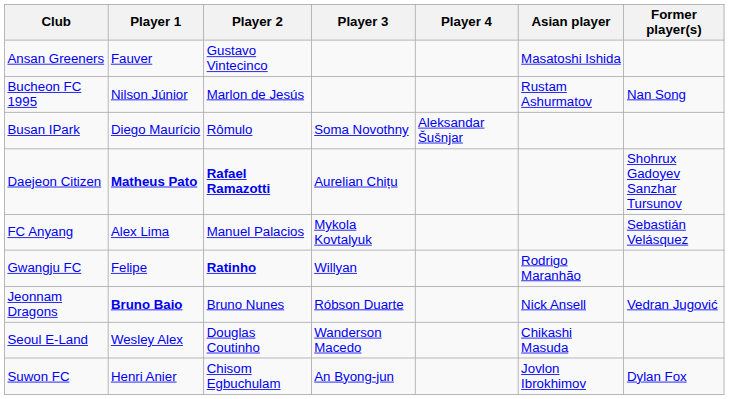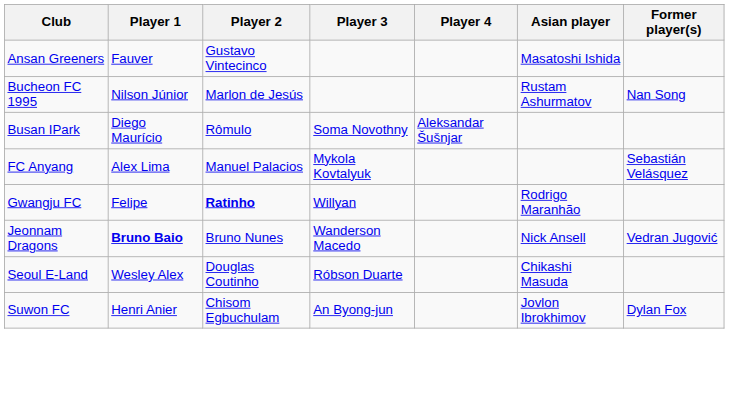- row: (54, 181)
(359, 304) Róbson Duarte -> (347, 238) Wanderson Macedo
(348, 340) Wanderson Macedo -> (358, 274) Róbson Duarte
